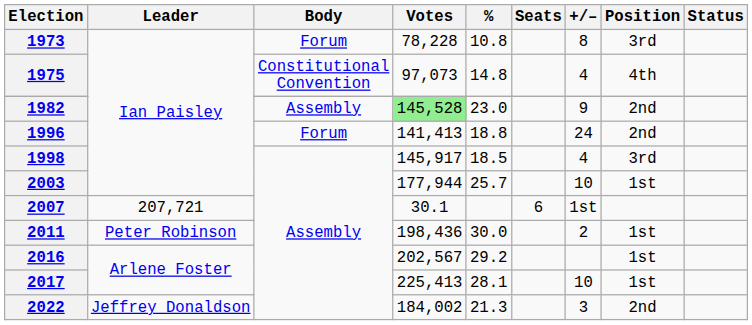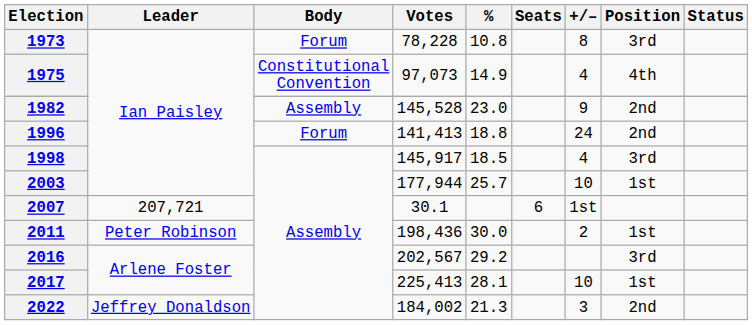(489, 75) 14.8 -> (489, 75) 14.9
(430, 109) lightgreen background -> (430, 109) no background
(643, 258) 1st -> (643, 258) 3rd
